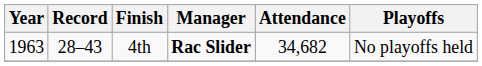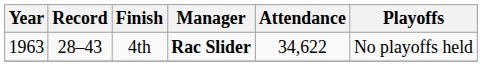(302, 46) 34,682 -> (302, 46) 34,622
